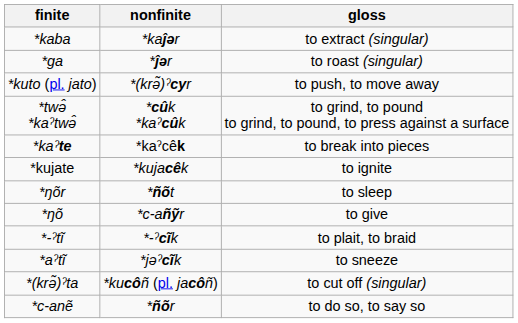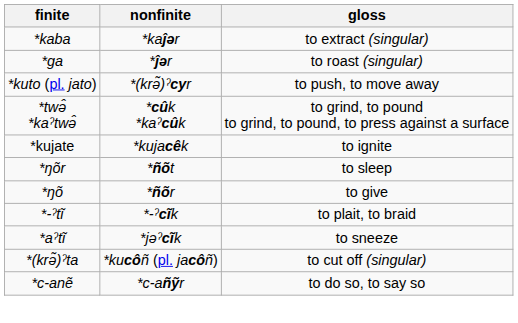- row: (52, 146)
(161, 214) *c-añỹr -> (161, 191) *ñõr
(161, 306) *ñõr -> (161, 283) *c-añỹr
